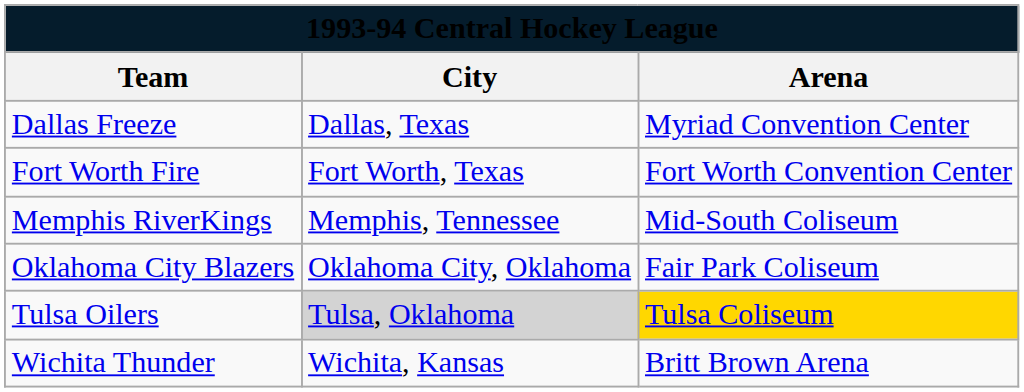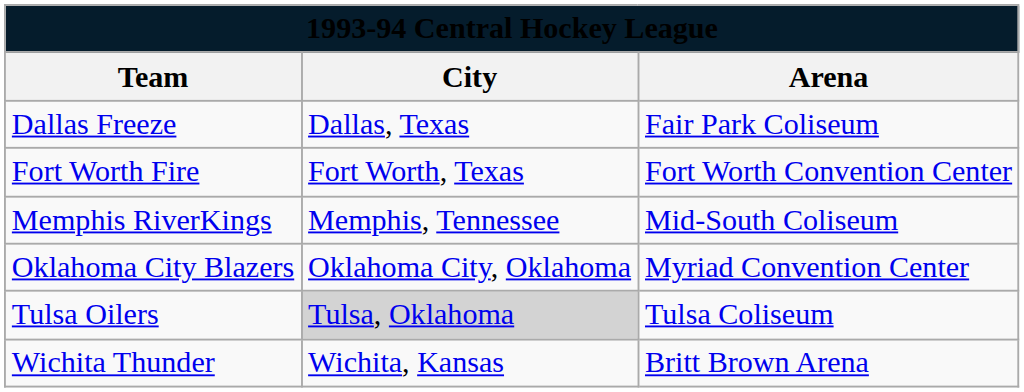(807, 123) Myriad Convention Center -> (762, 123) Fair Park Coliseum
(762, 266) Fair Park Coliseum -> (807, 266) Myriad Convention Center
(739, 314) gold background -> (739, 314) no background
